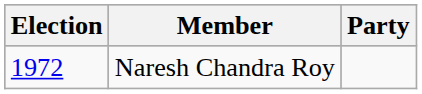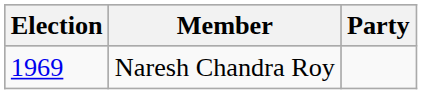(37, 66) 1972 -> (37, 66) 1969
